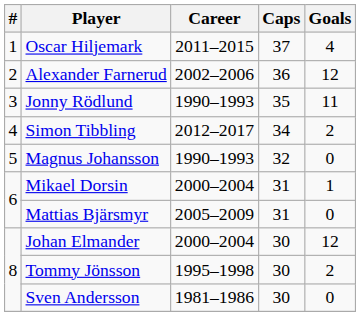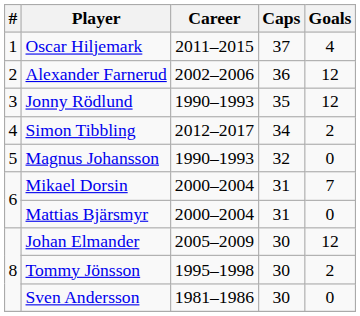(330, 102) 11 -> (330, 102) 12
(330, 185) 1 -> (330, 185) 7
(214, 213) 2005–2009 -> (214, 213) 2000–2004
(214, 241) 2000–2004 -> (214, 241) 2005–2009
